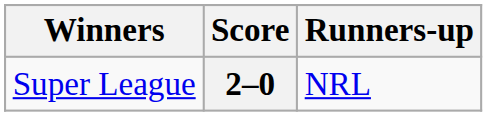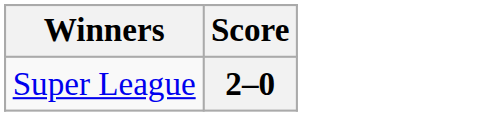- column: (389, 30)
